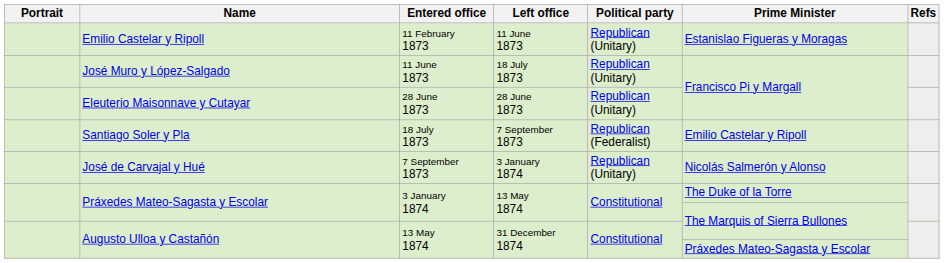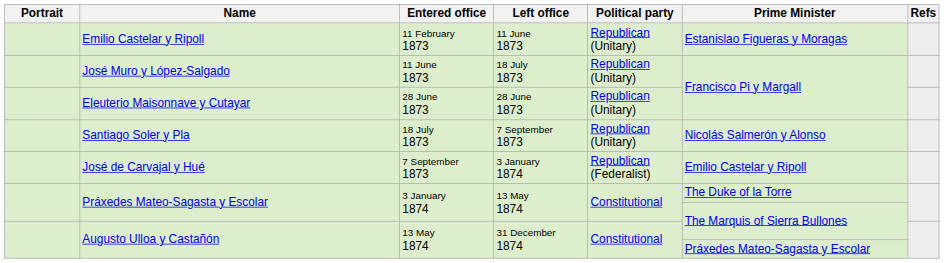(620, 135) Republican (Federalist) -> (620, 135) Republican (Unitary)
(746, 135) Emilio Castelar y Ripoll -> (755, 135) Nicolás Salmerón y Alonso
(620, 167) Republican (Unitary) -> (620, 167) Republican (Federalist)
(755, 167) Nicolás Salmerón y Alonso -> (746, 167) Emilio Castelar y Ripoll
